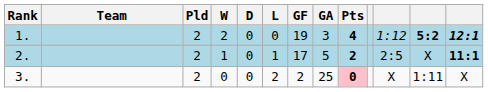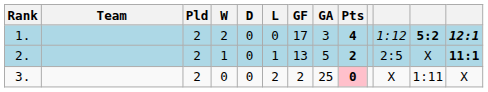(300, 35) 19 -> (300, 35) 17
(300, 56) 17 -> (300, 56) 13
